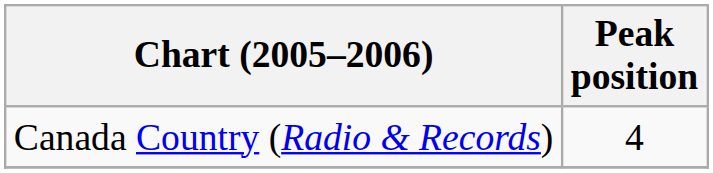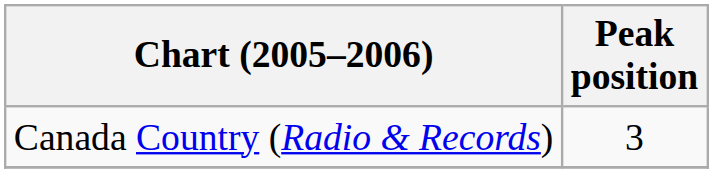(634, 136) 4 -> (634, 136) 3
